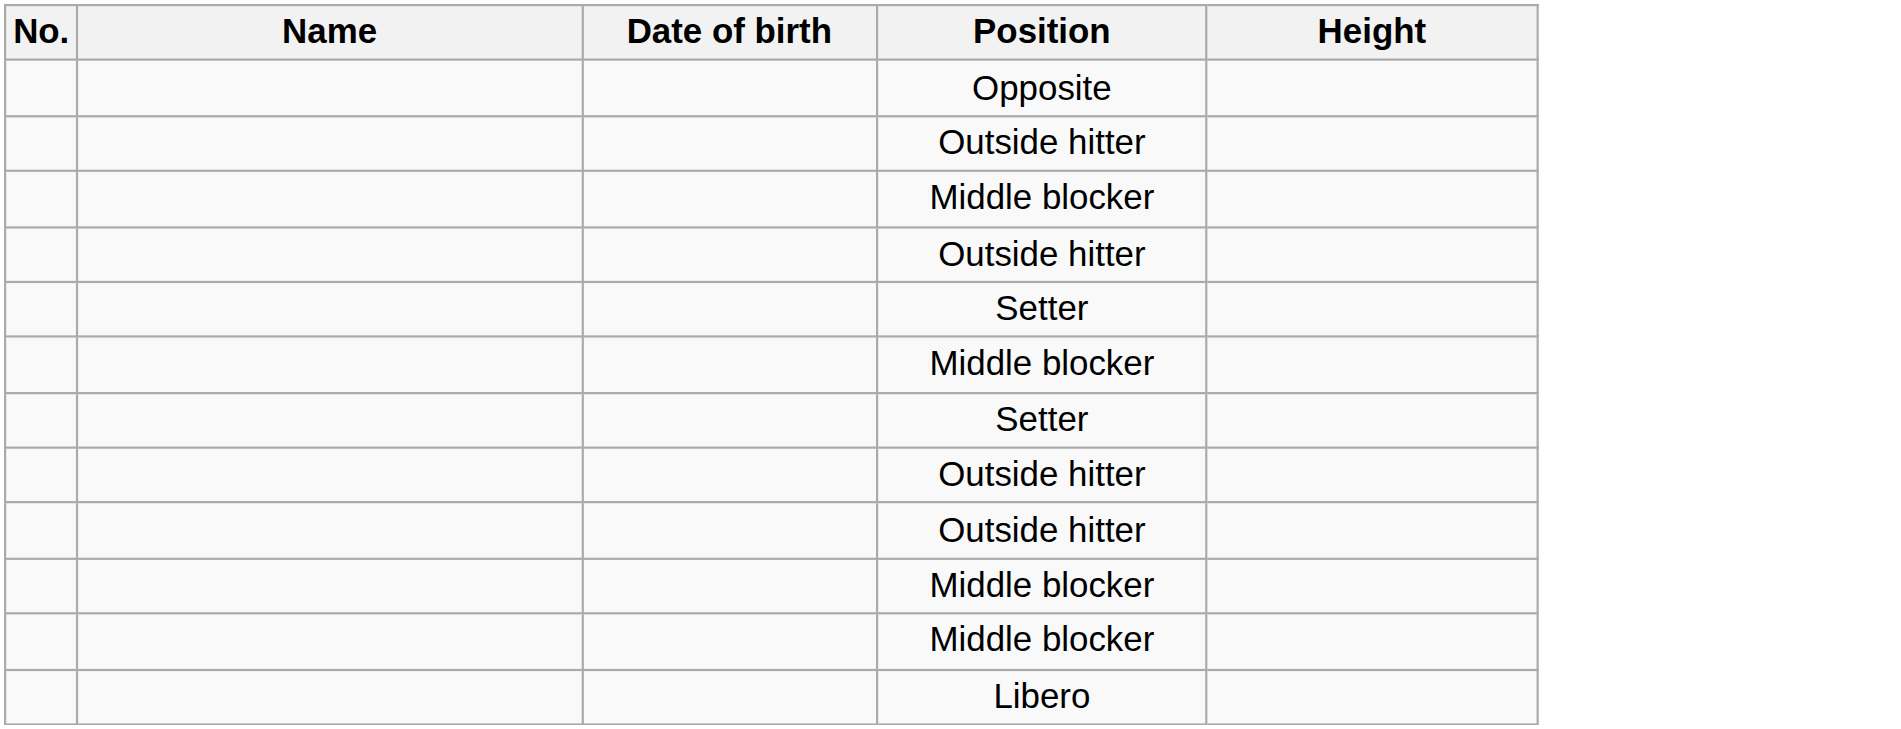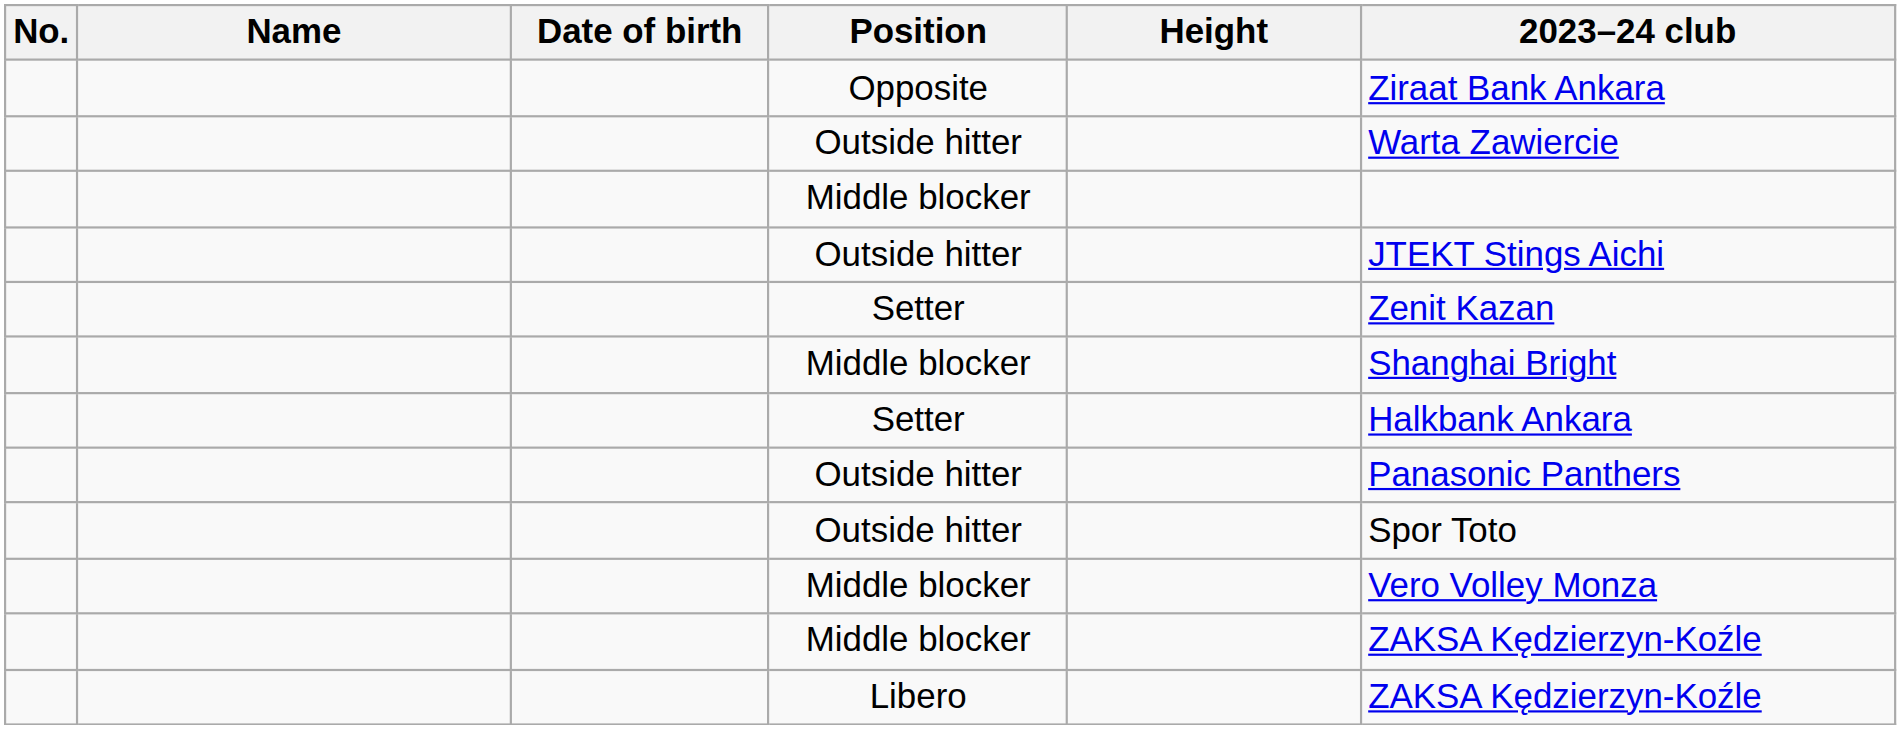+ column: (1628, 32)
